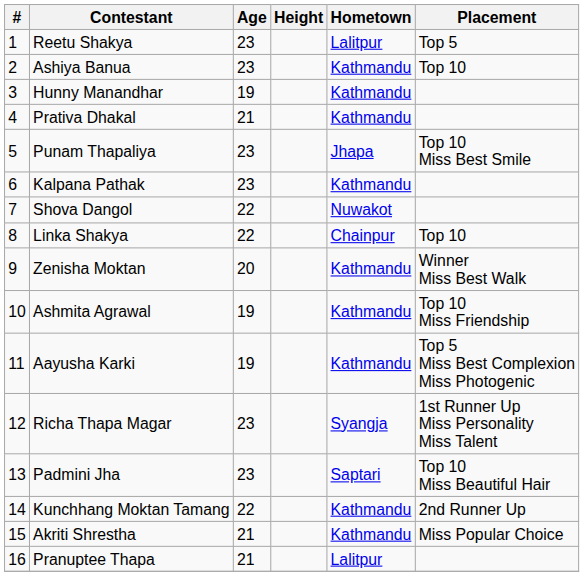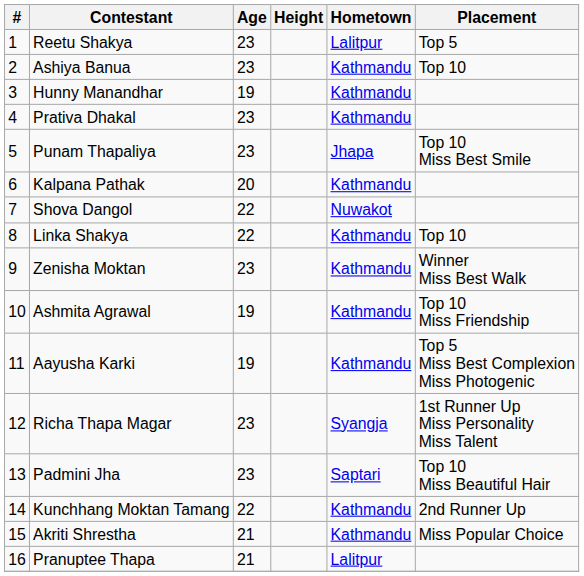(246, 117) 21 -> (246, 117) 23
(246, 185) 23 -> (246, 185) 20
(363, 235) Chainpur -> (371, 235) Kathmandu
(246, 269) 20 -> (246, 269) 23
